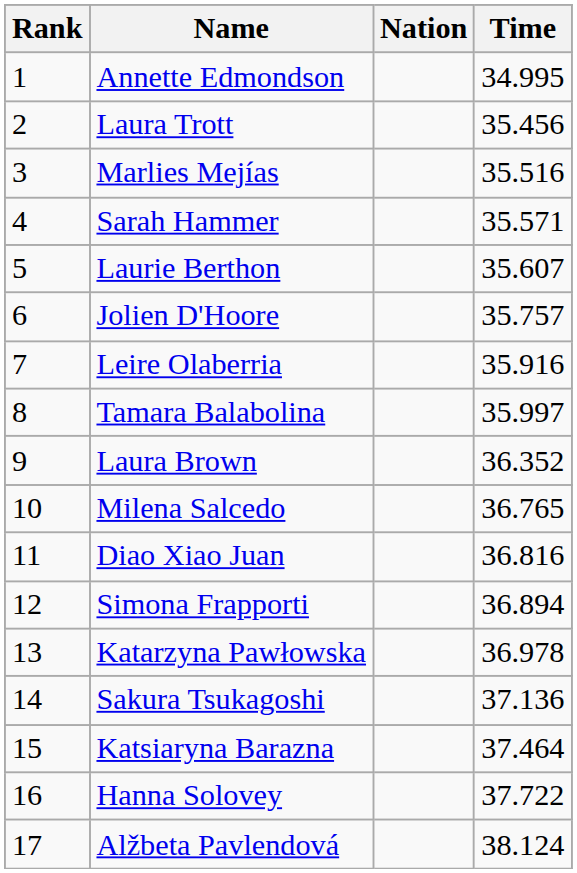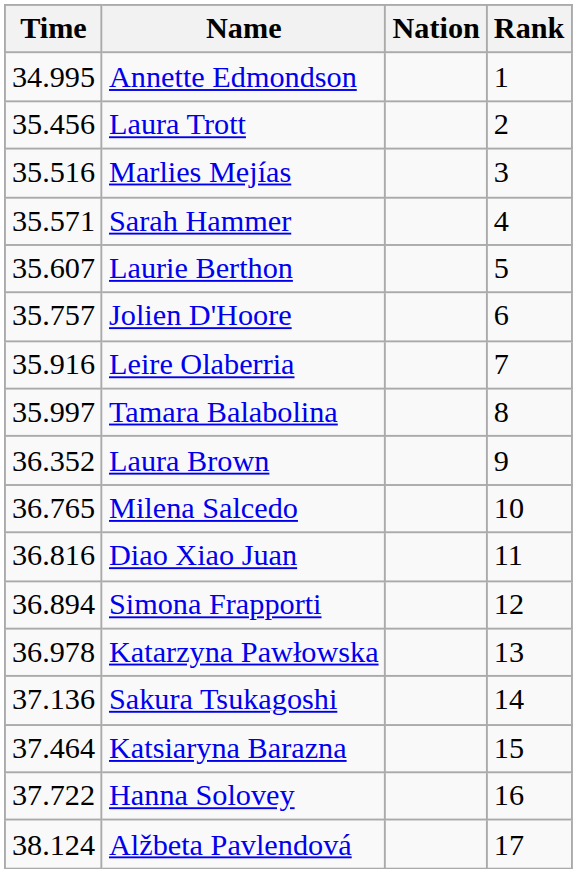columns swapped: (47, 28) <-> (523, 28)
